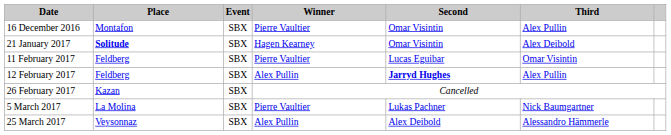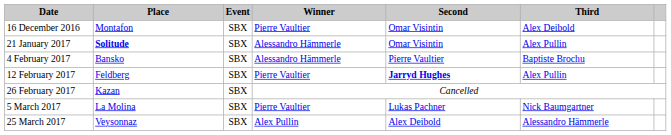(544, 27) Alex Pullin -> (549, 27) Alex Deibold
(284, 43) Hagen Kearney -> (298, 43) Alessandro Hämmerle
(549, 43) Alex Deibold -> (544, 43) Alex Pullin
+ row: (38, 59)
- row: (41, 59)
(276, 75) Alex Pullin -> (282, 75) Pierre Vaultier
